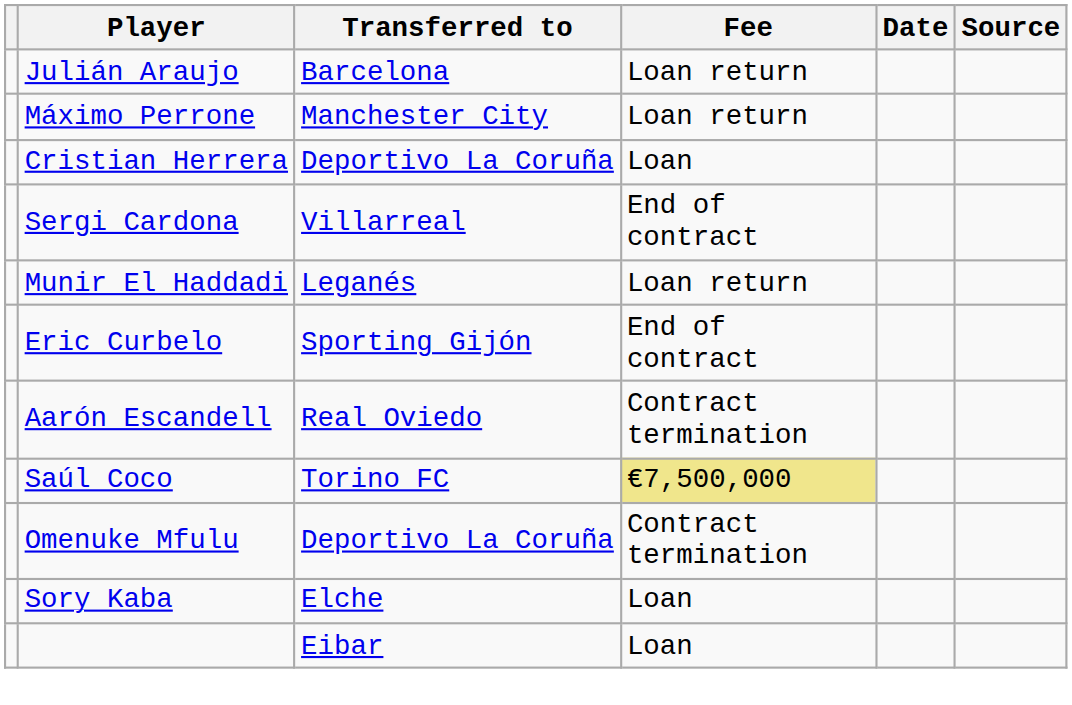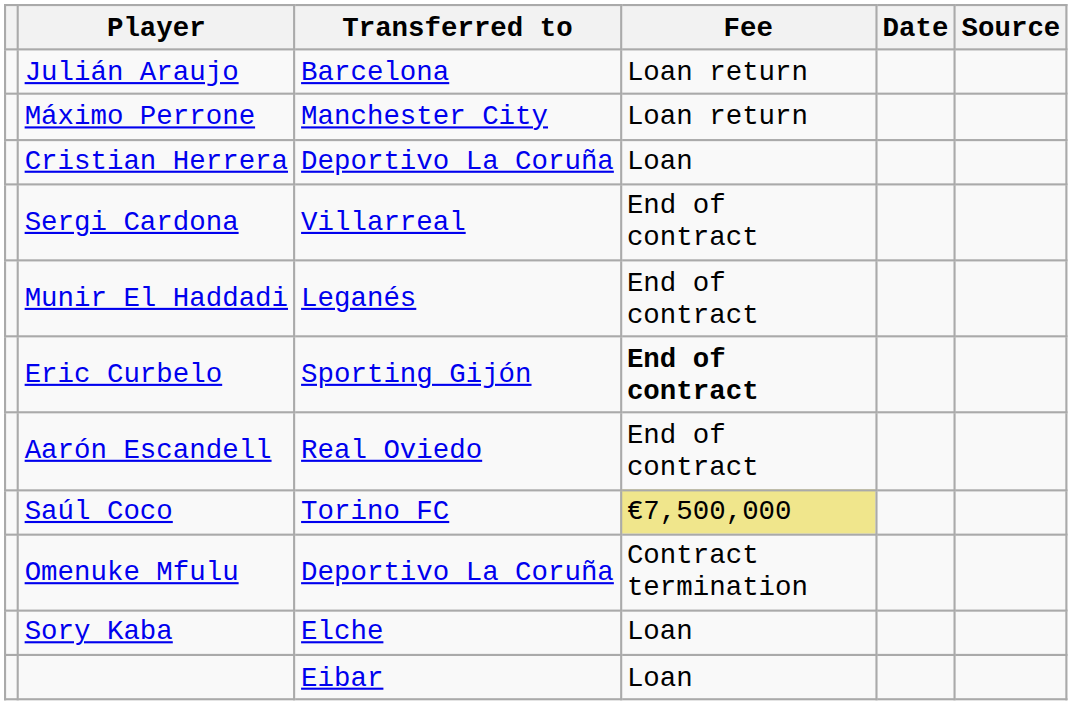(717, 283) Loan return -> (693, 298) End of contract
(693, 343) normal -> (693, 375) bold
(717, 419) Contract termination -> (693, 451) End of contract
